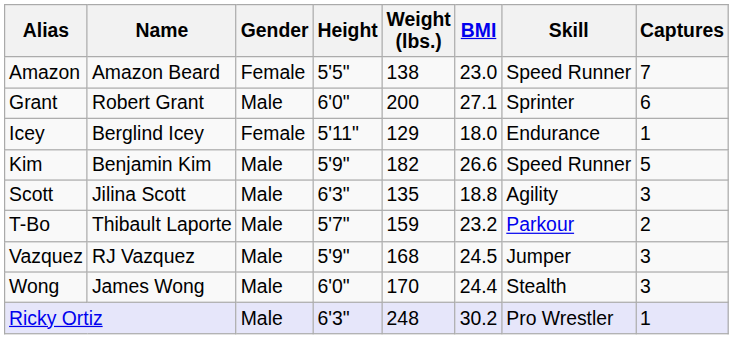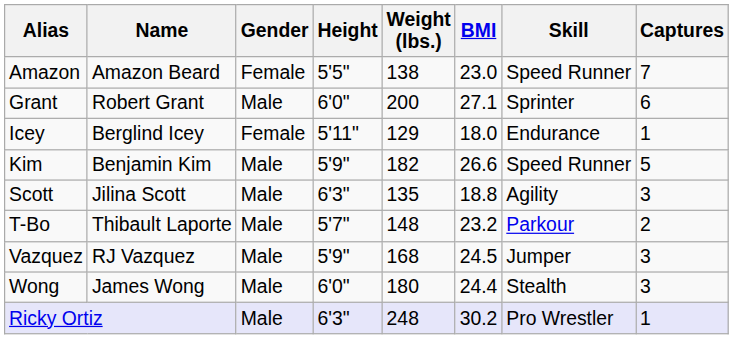(403, 225) 159 -> (403, 225) 148
(403, 287) 170 -> (403, 287) 180
